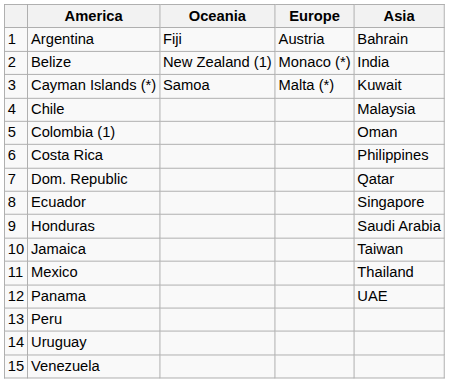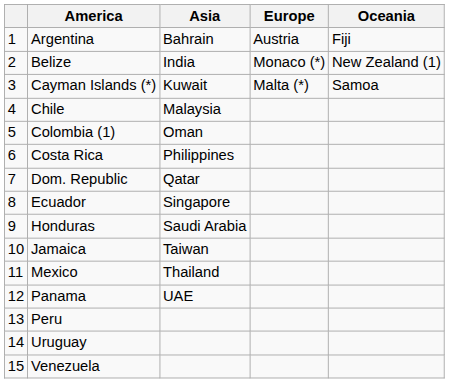columns swapped: (399, 16) <-> (217, 16)
